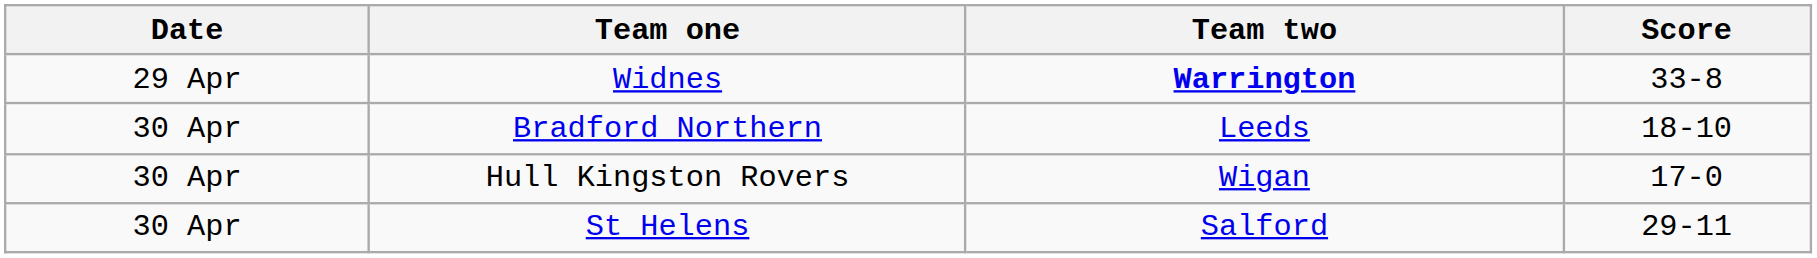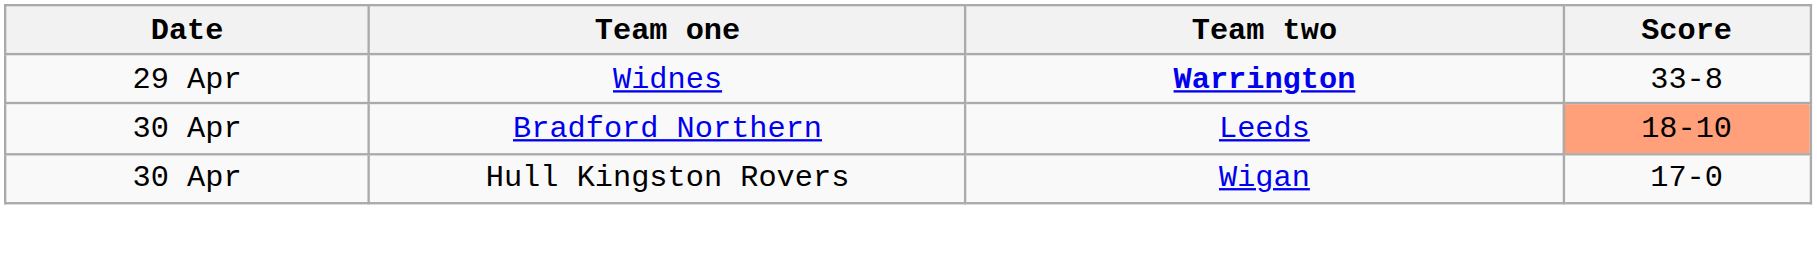(1687, 129) no background -> (1687, 129) lightsalmon background
- row: (668, 227)
